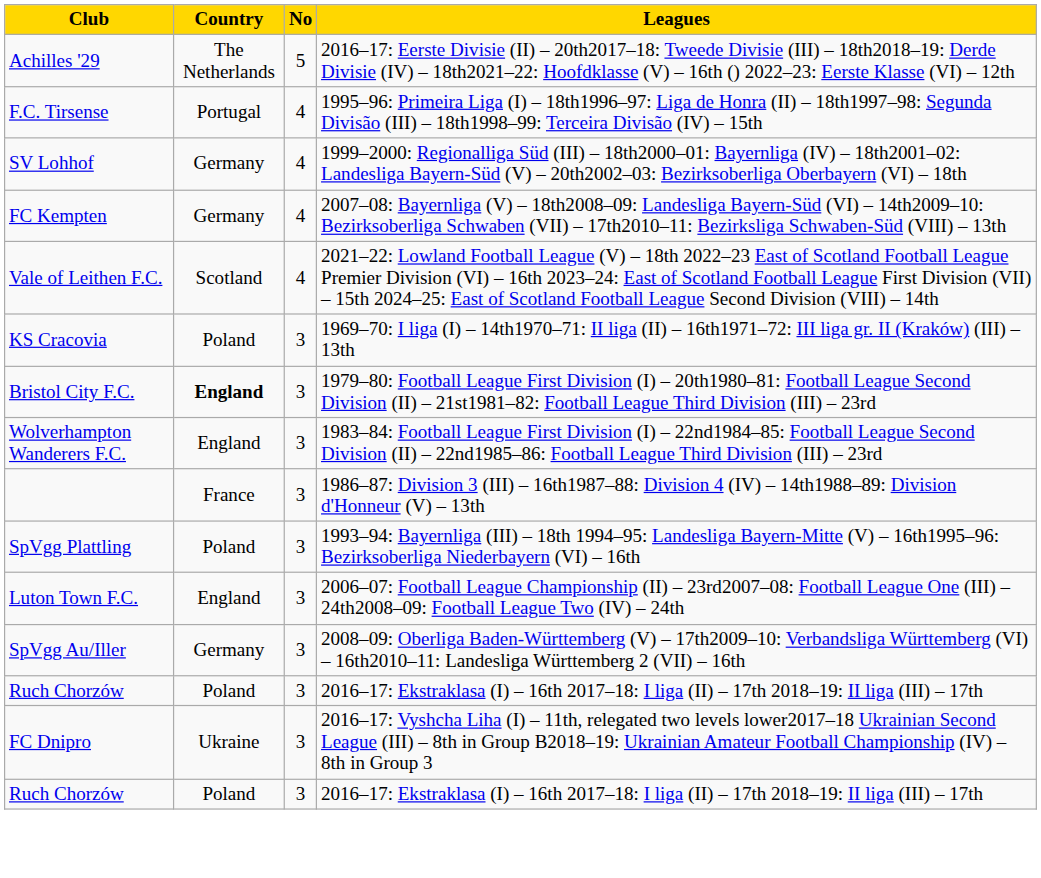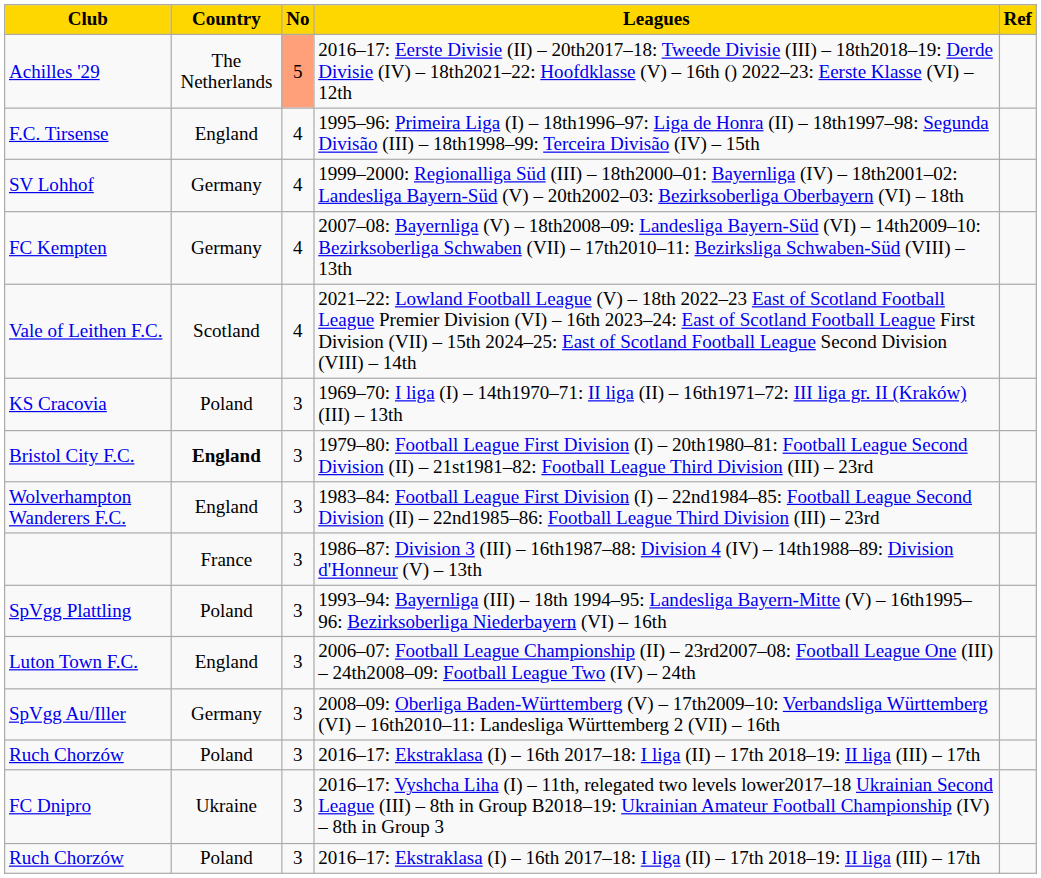+ column: (1018, 19)
(301, 60) no background -> (298, 71) lightsalmon background
(229, 112) Portugal -> (226, 133) England
